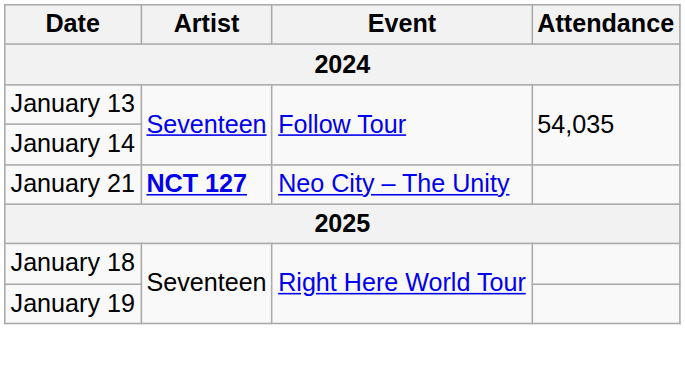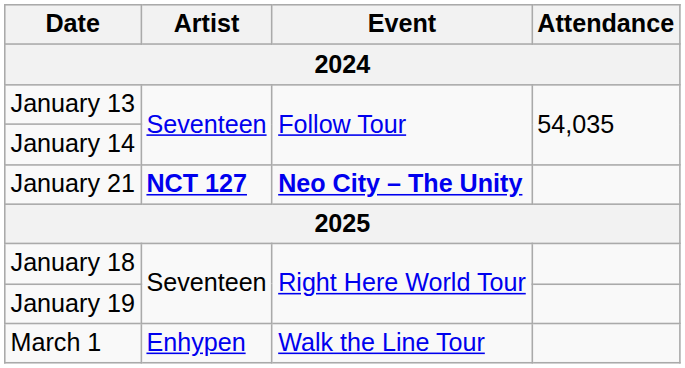(394, 183) normal -> (400, 183) bold
+ row: (56, 343)
